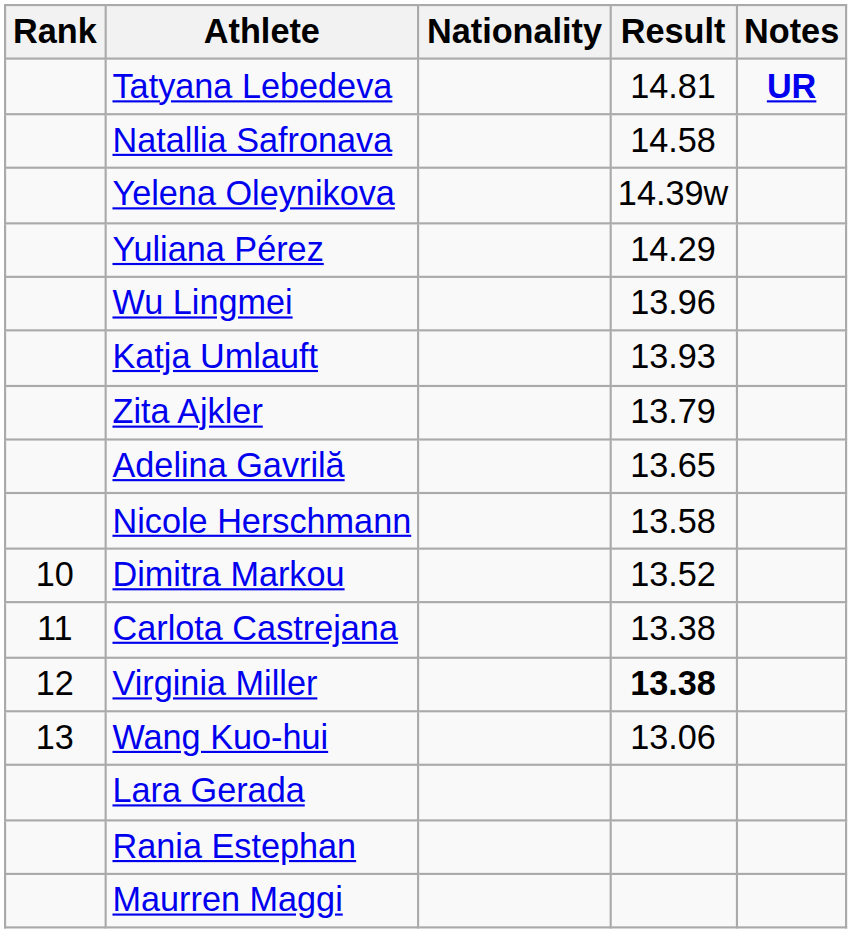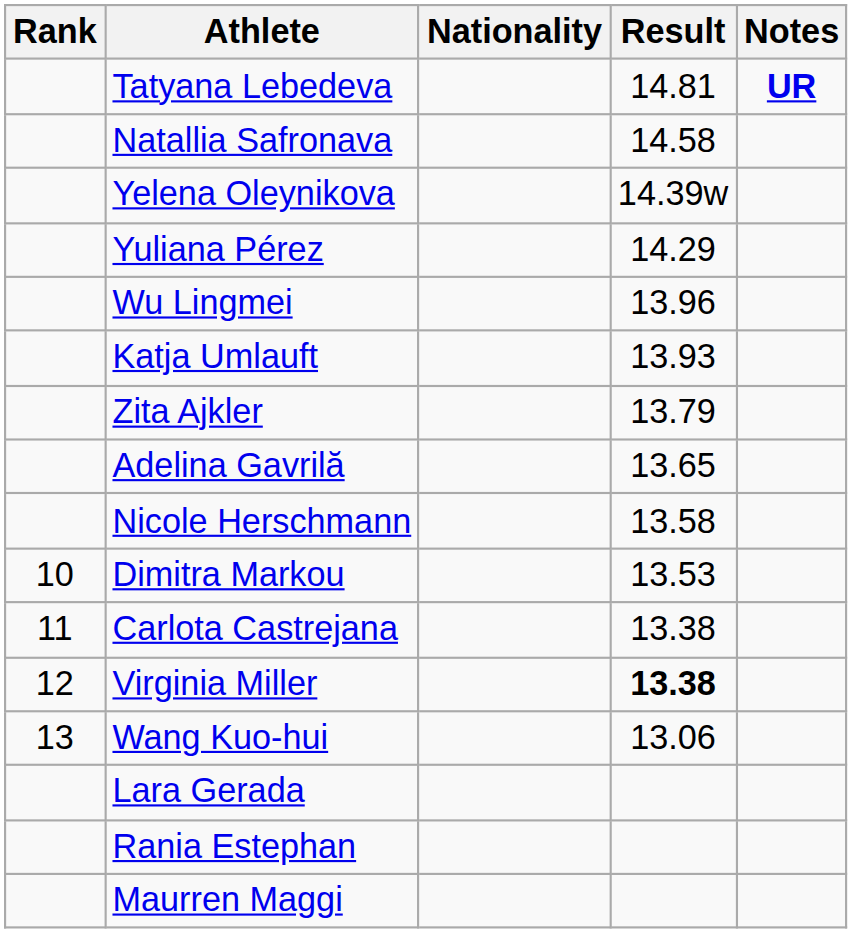(673, 574) 13.52 -> (673, 574) 13.53
